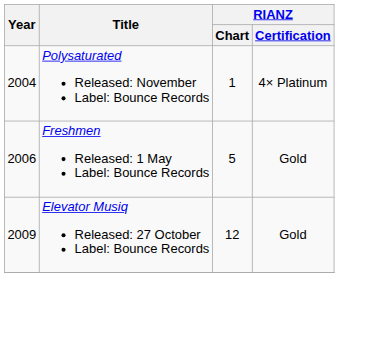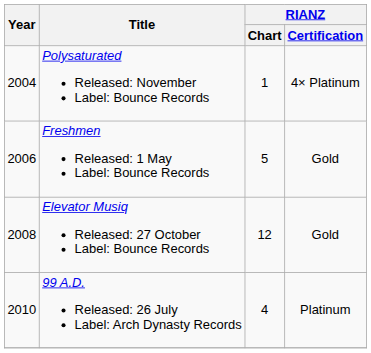(22, 234) 2009 -> (22, 234) 2008
+ row: (142, 304)
